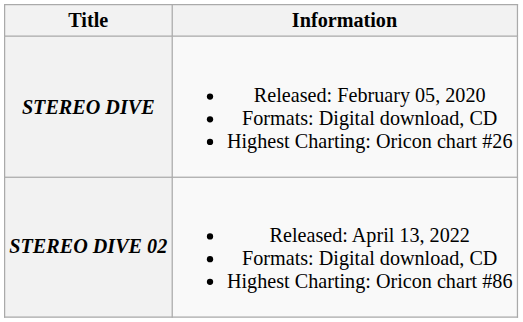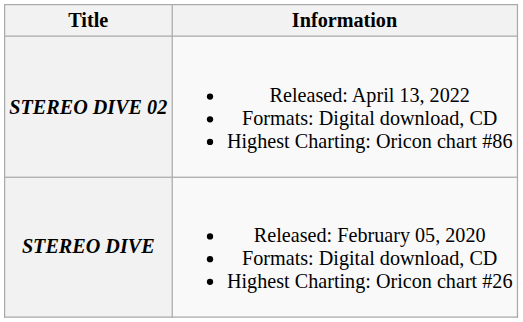rows swapped: (88, 106) <-> (88, 246)
